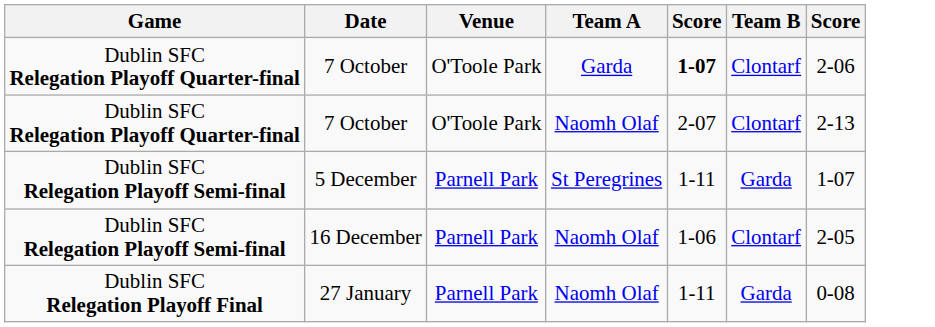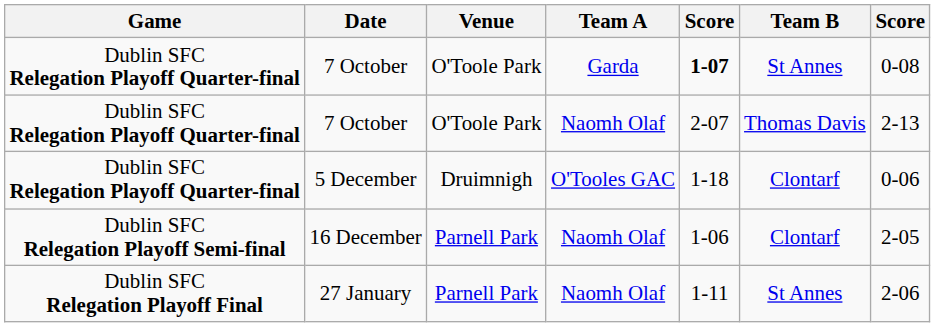(766, 66) Clontarf -> (805, 66) St Annes
(836, 66) 2-06 -> (900, 66) 0-08
(766, 122) Clontarf -> (805, 122) Thomas Davis
+ row: (366, 179)
- row: (366, 179)
(766, 293) Garda -> (805, 293) St Annes
(836, 293) 0-08 -> (900, 293) 2-06
